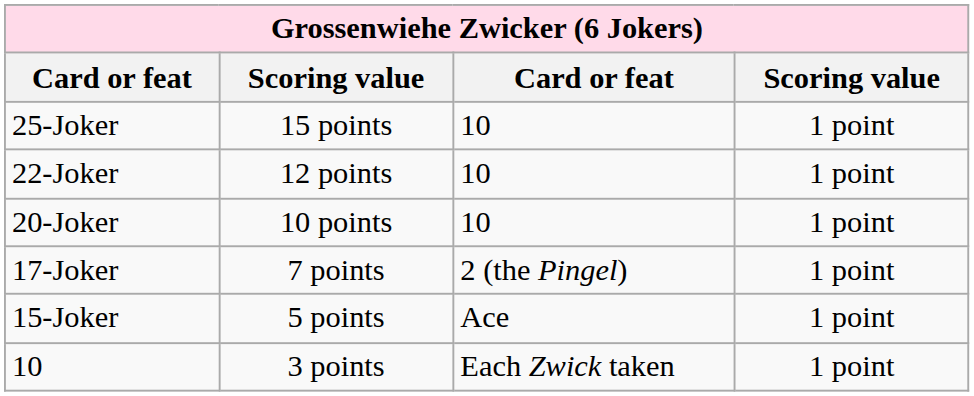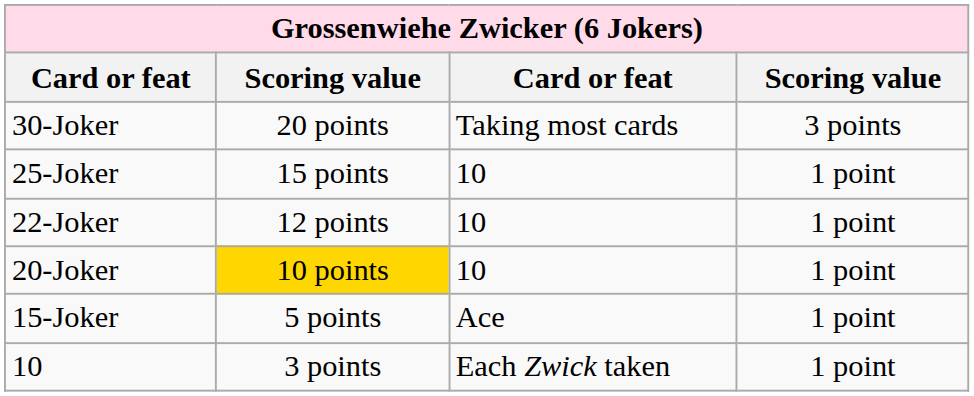+ row: (65, 125)
(336, 221) no background -> (333, 269) gold background
- row: (65, 269)
